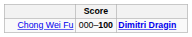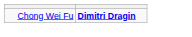- column: (96, 12)
